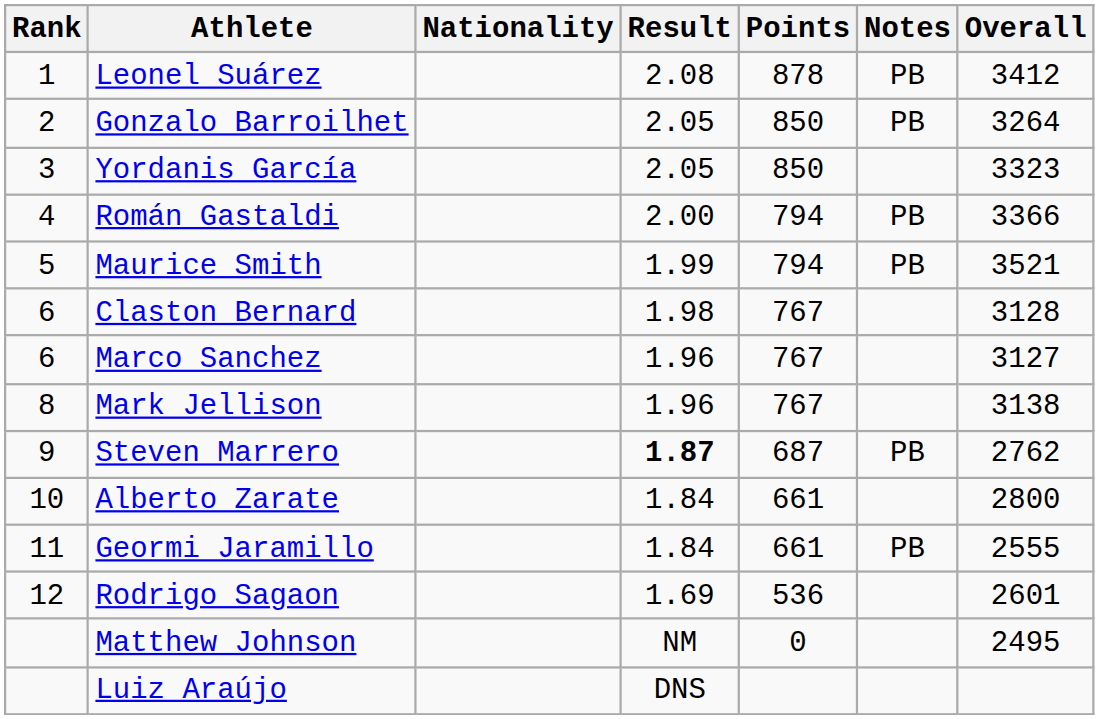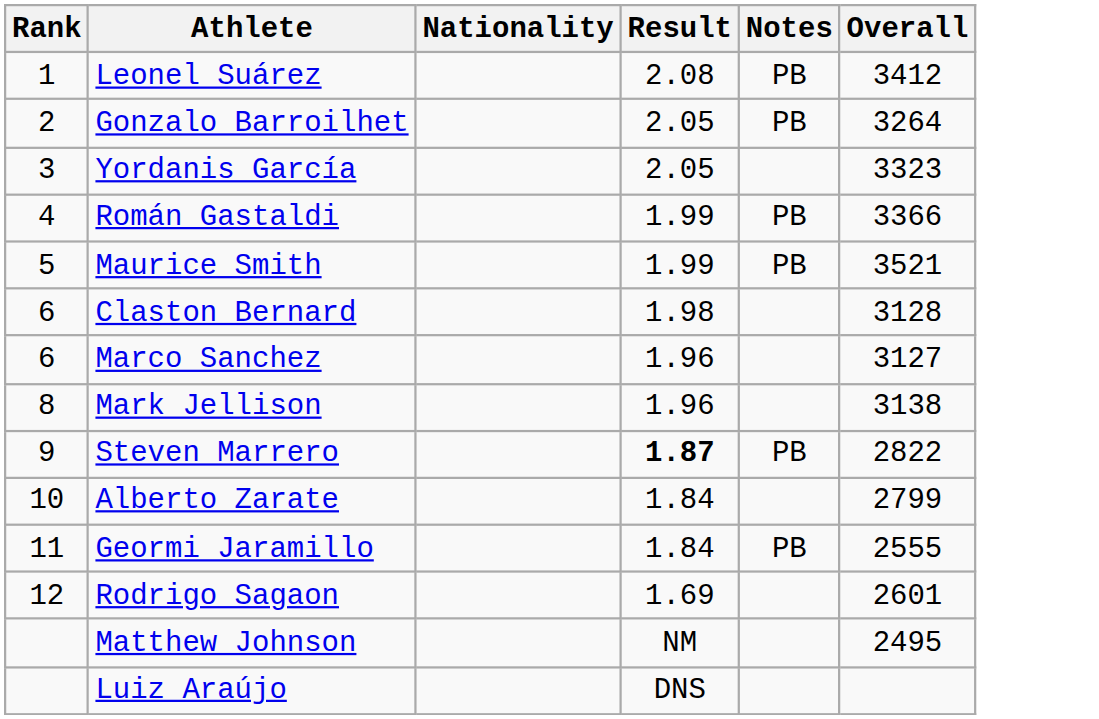- column: (798, 29)
(680, 218) 2.00 -> (680, 218) 1.99
(1026, 454) 2762 -> (907, 454) 2822
(1026, 501) 2800 -> (907, 501) 2799
